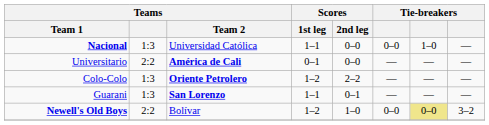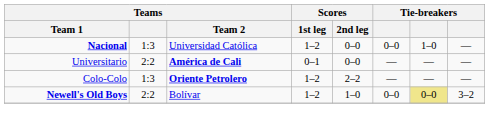(312, 45) 1–1 -> (312, 45) 1–2
- row: (110, 95)
